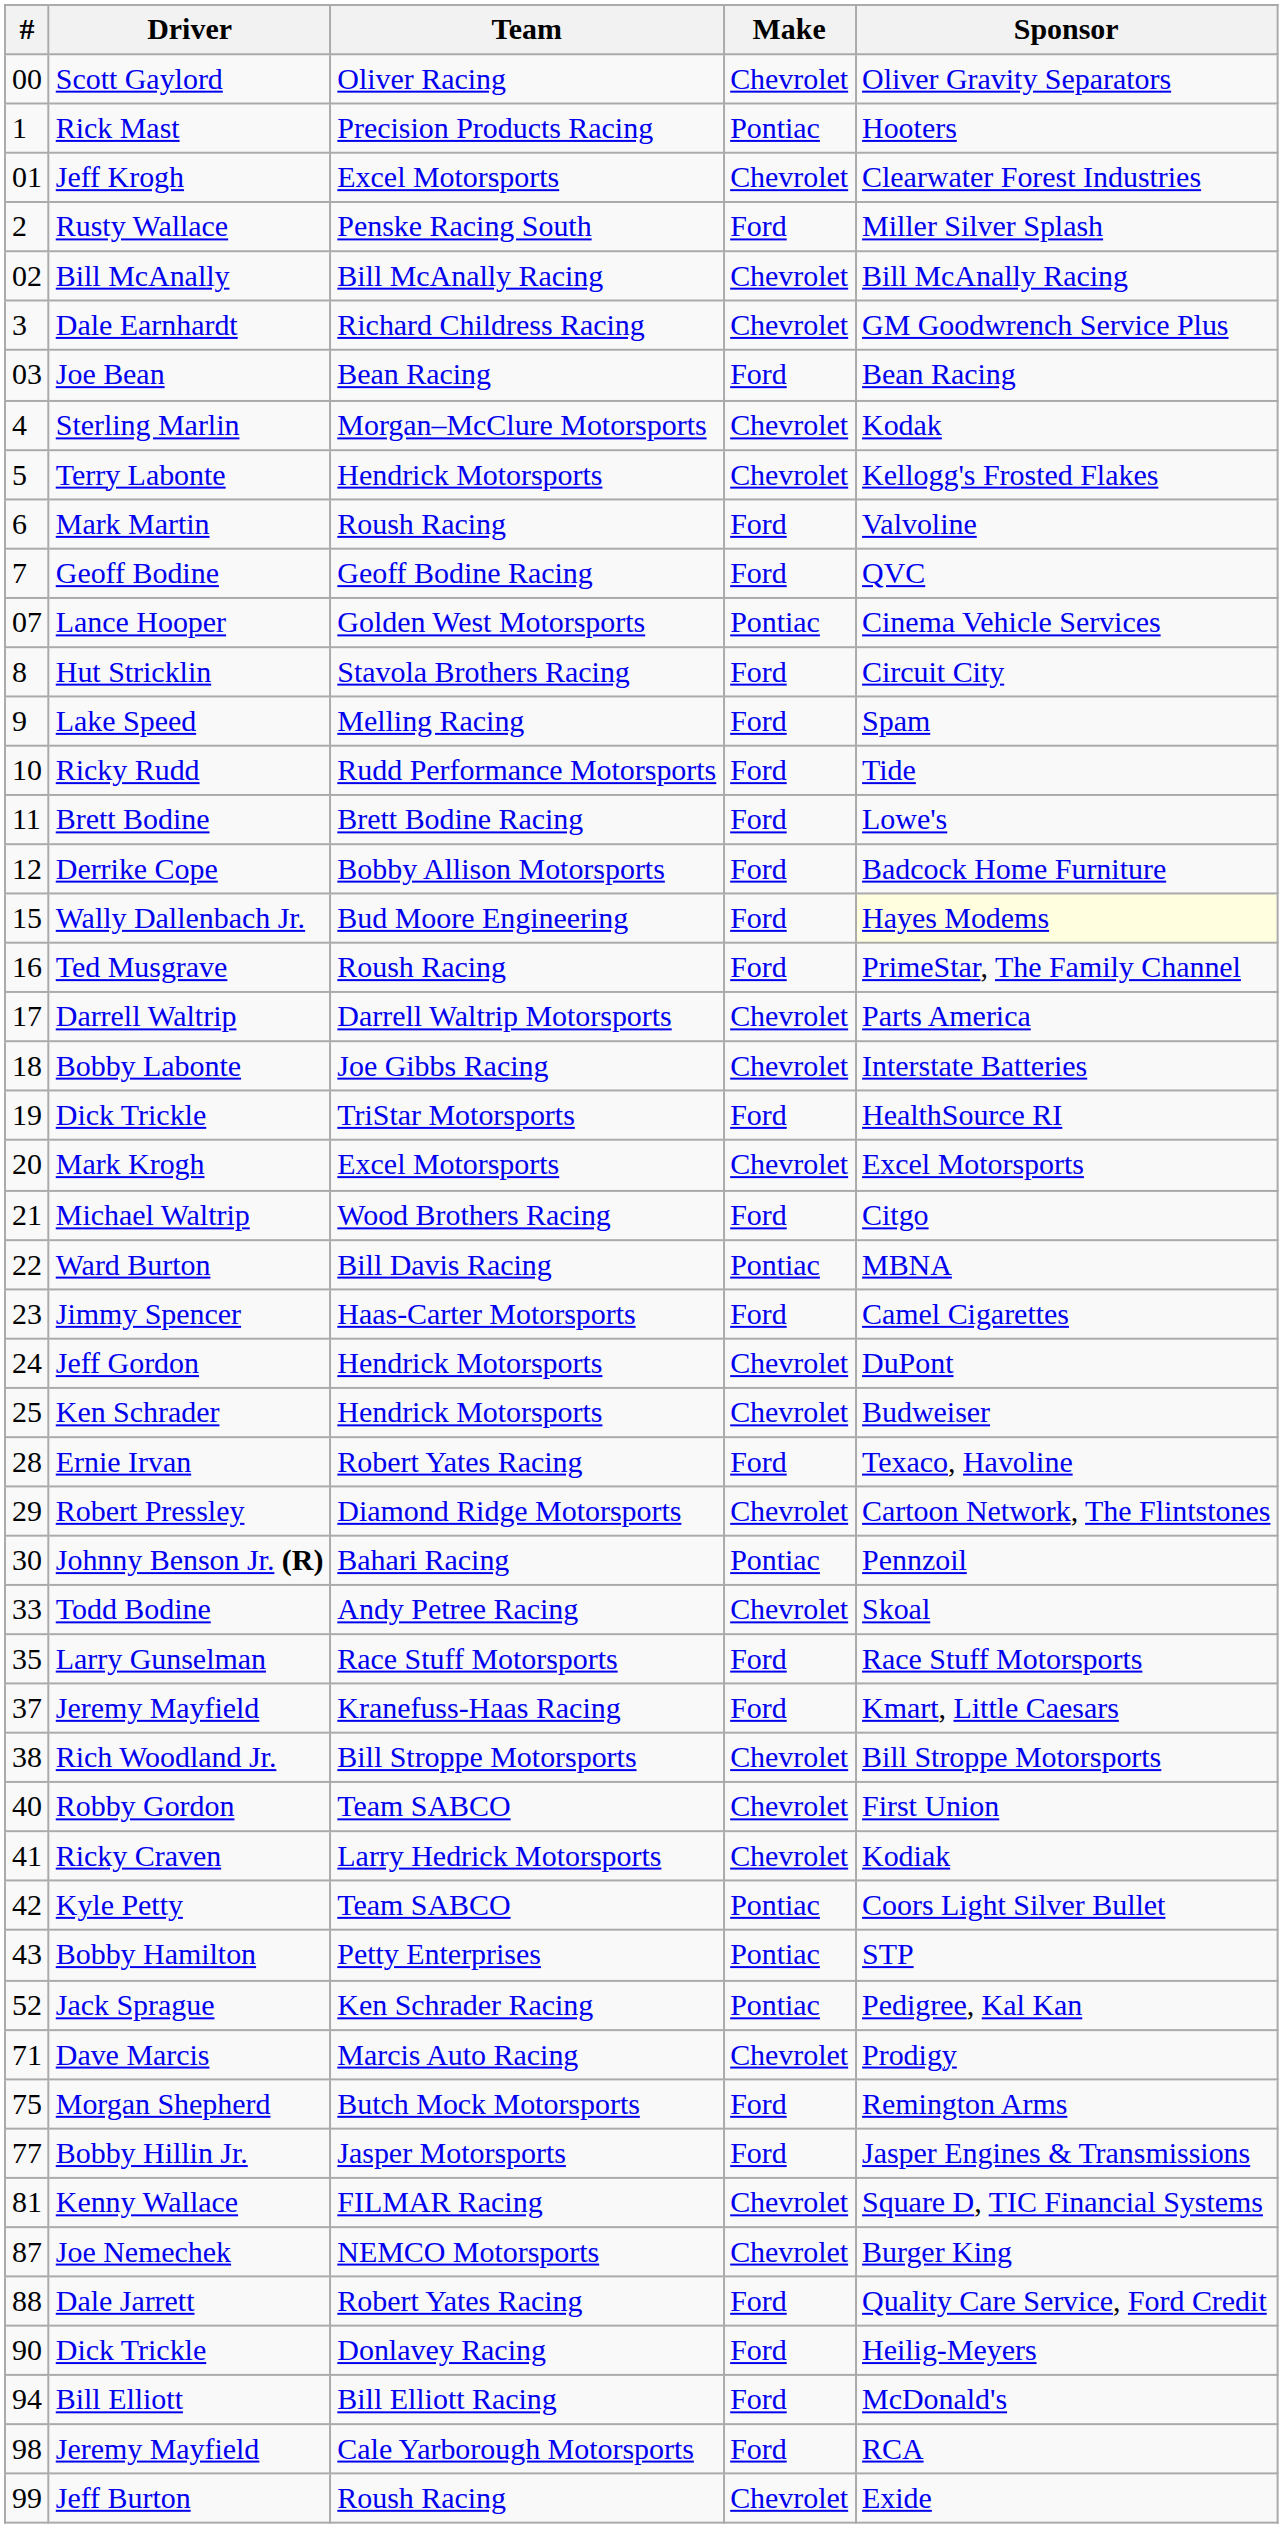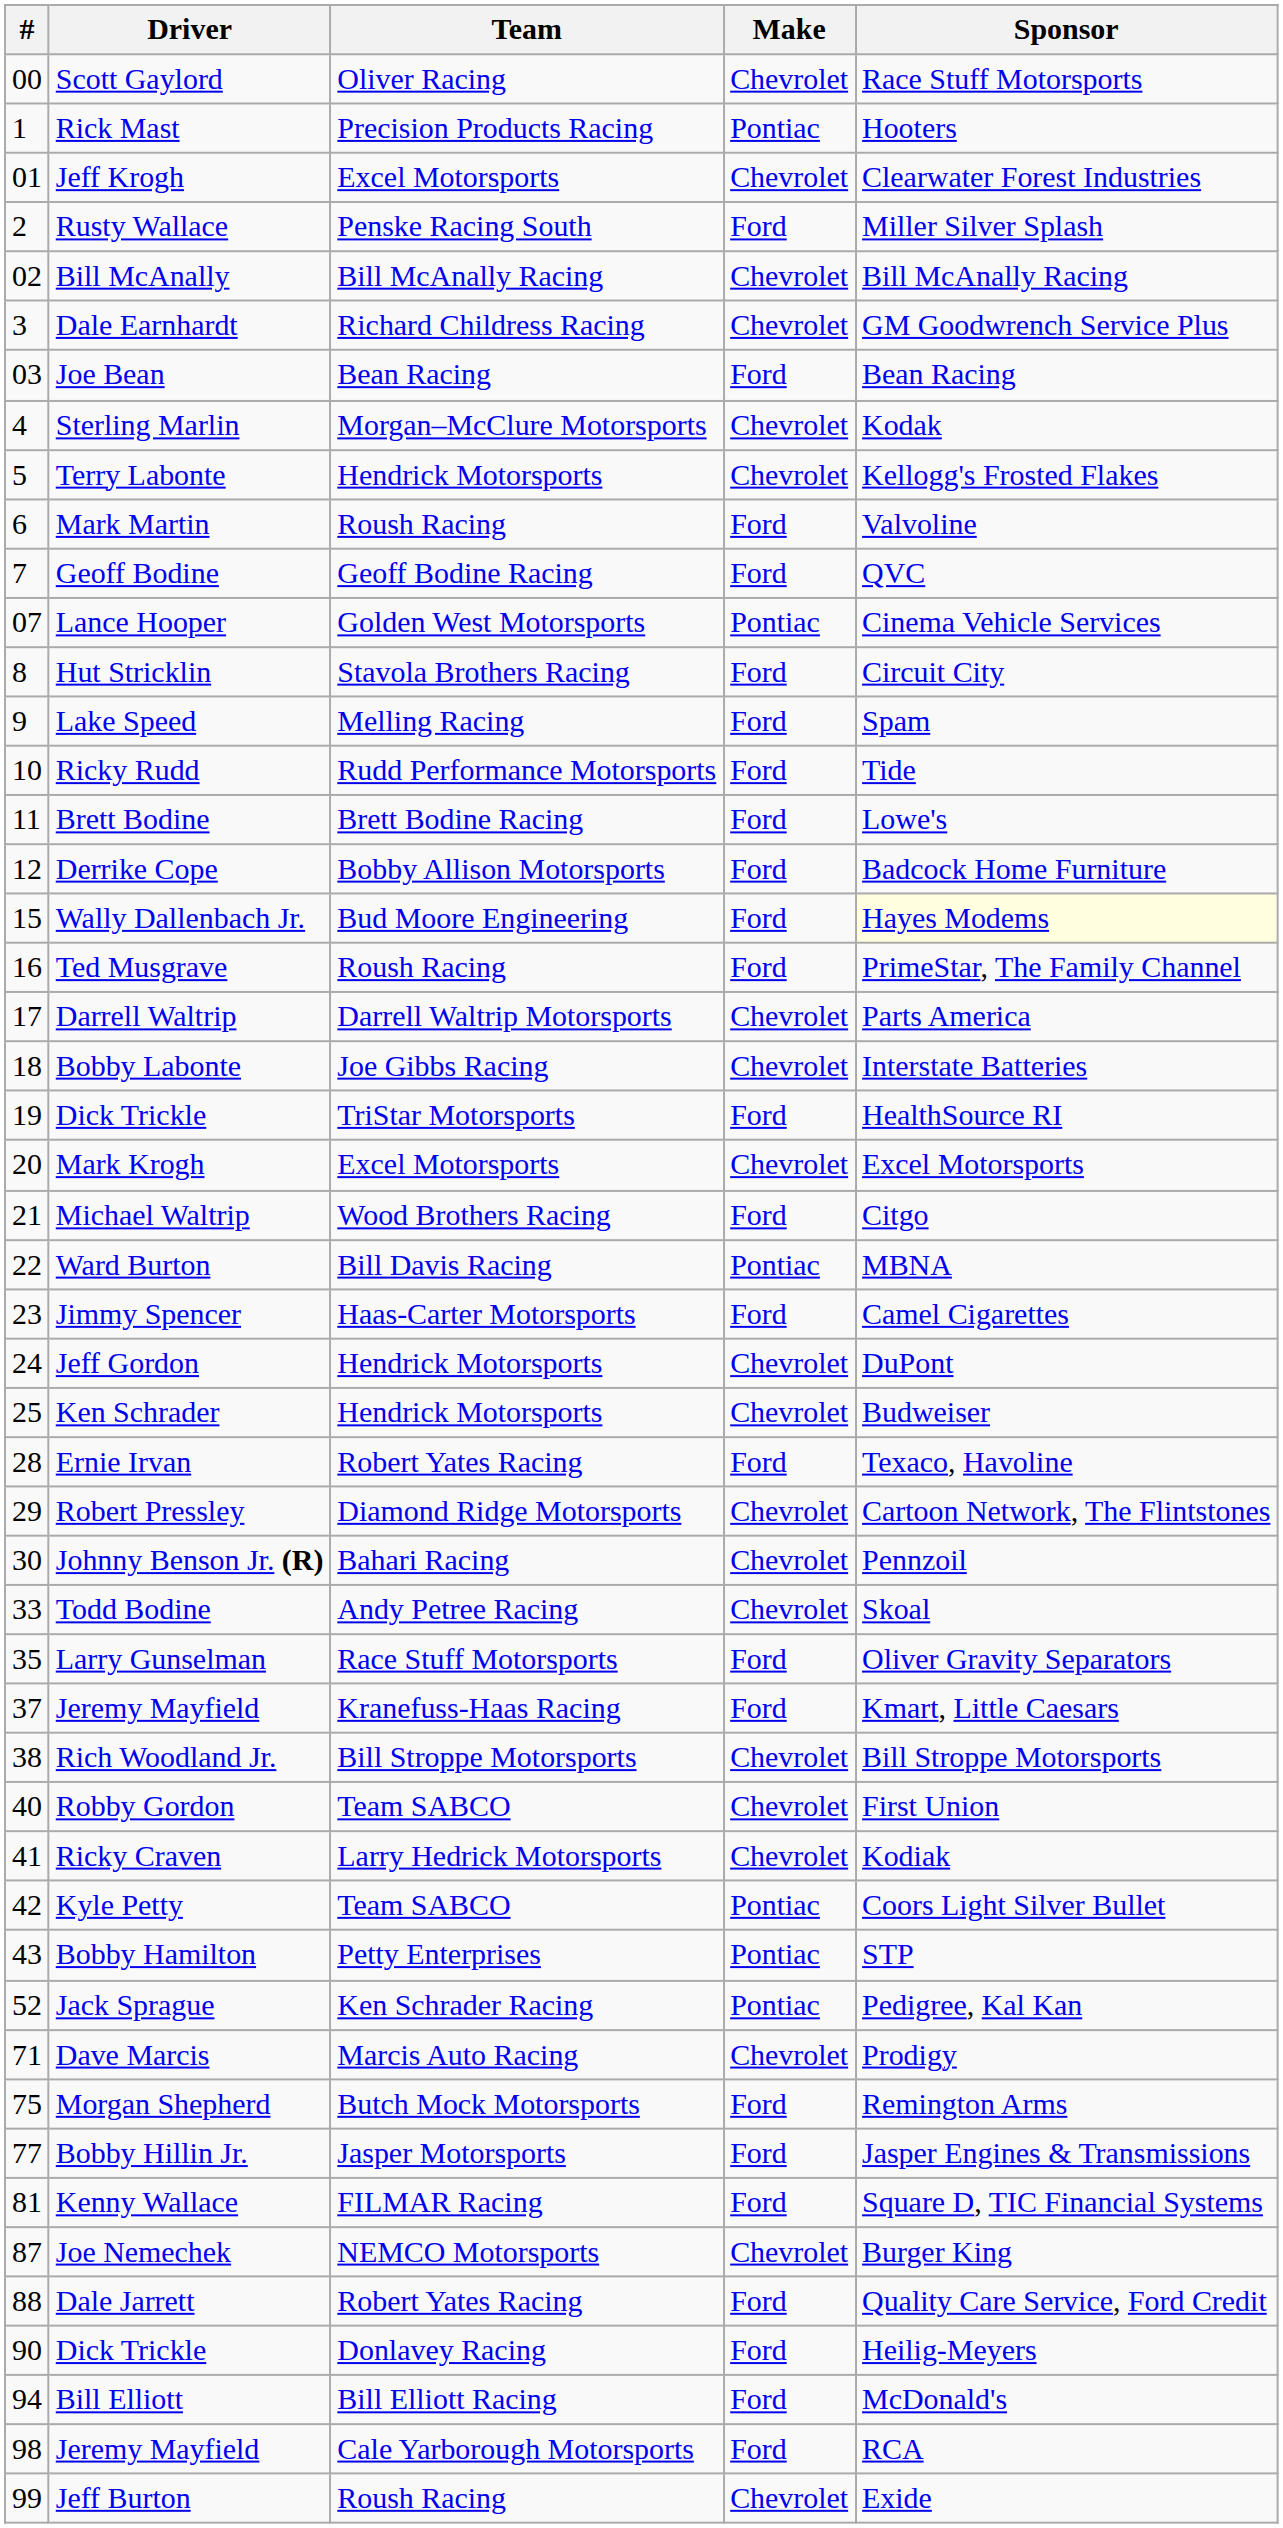(1017, 78) Oliver Gravity Separators -> (1002, 78) Race Stuff Motorsports
(775, 1559) Pontiac -> (789, 1559) Chevrolet
(1002, 1658) Race Stuff Motorsports -> (1017, 1658) Oliver Gravity Separators
(789, 2201) Chevrolet -> (758, 2201) Ford
